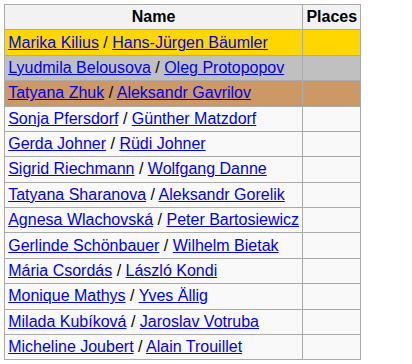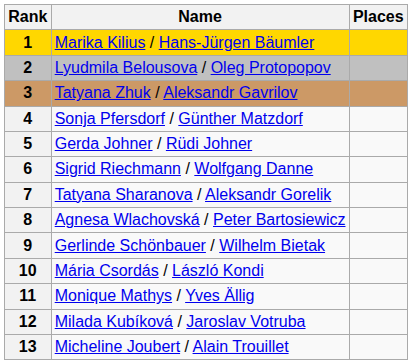+ column: (28, 17)
